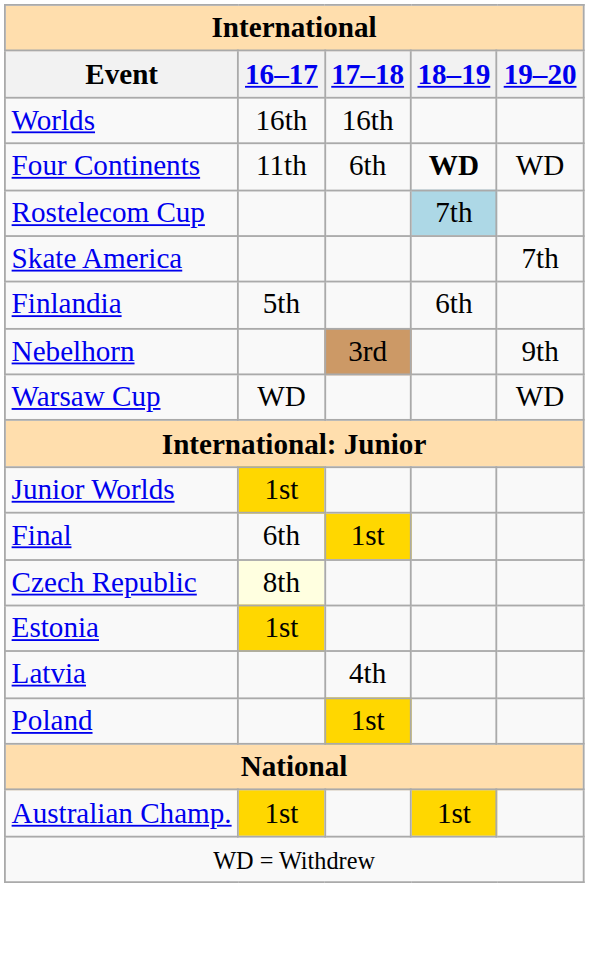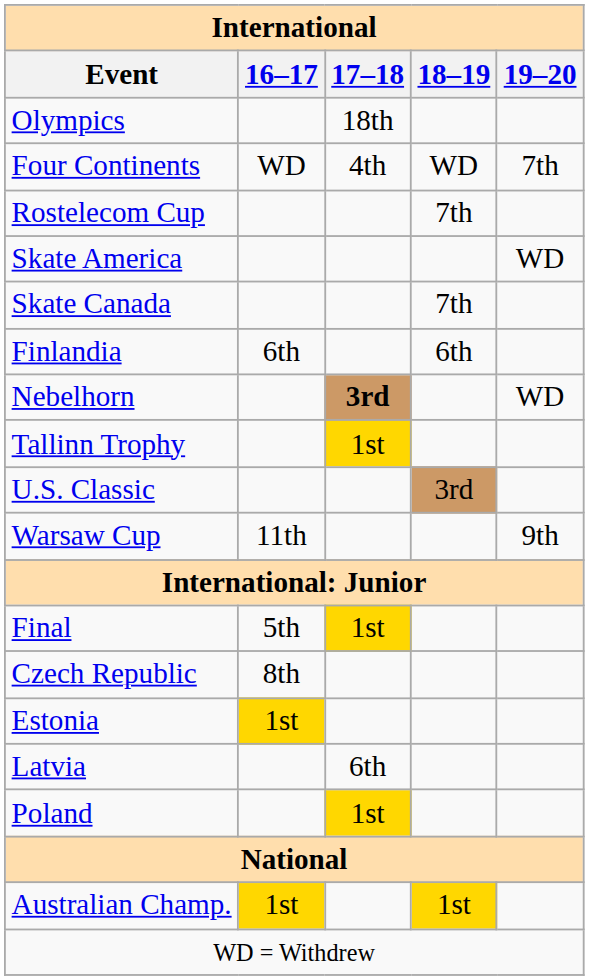+ row: (68, 119)
- row: (53, 119)
(281, 166) 11th -> (281, 166) WD
(368, 166) 6th -> (368, 166) 4th
(454, 166) bold -> (454, 166) normal
(540, 166) WD -> (540, 166) 7th
(454, 212) lightblue background -> (454, 212) no background
(540, 258) 7th -> (540, 258) WD
+ row: (91, 304)
(281, 304) 5th -> (281, 350) 6th
(368, 350) normal -> (368, 397) bold
(540, 350) 9th -> (540, 397) WD
+ row: (98, 443)
+ row: (83, 489)
(281, 397) WD -> (281, 535) 11th
(540, 397) WD -> (540, 535) 9th
- row: (93, 489)
(281, 535) 6th -> (281, 627) 5th
(281, 581) lightyellow background -> (281, 674) no background
(368, 674) 4th -> (368, 766) 6th
